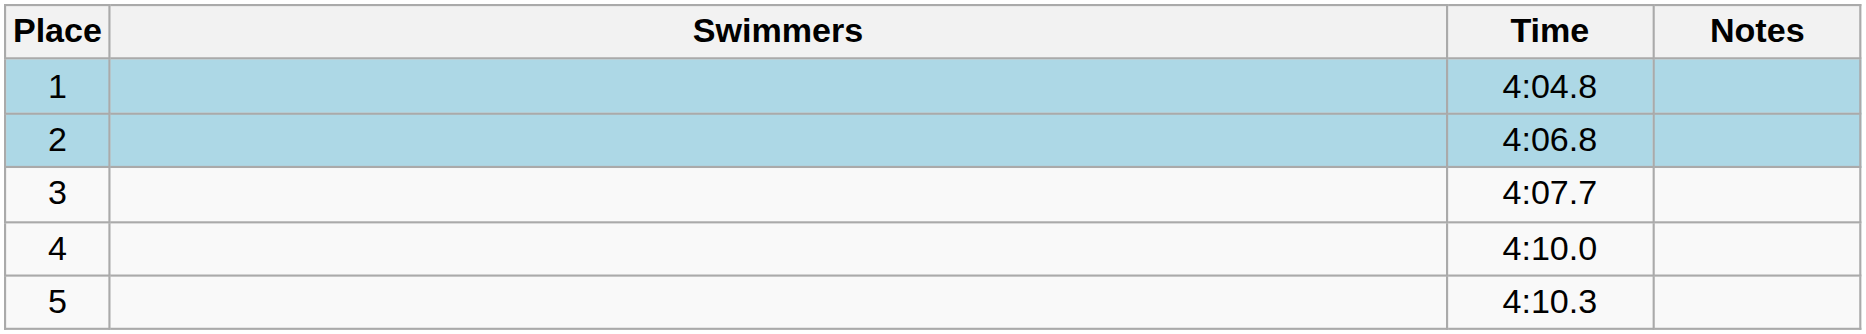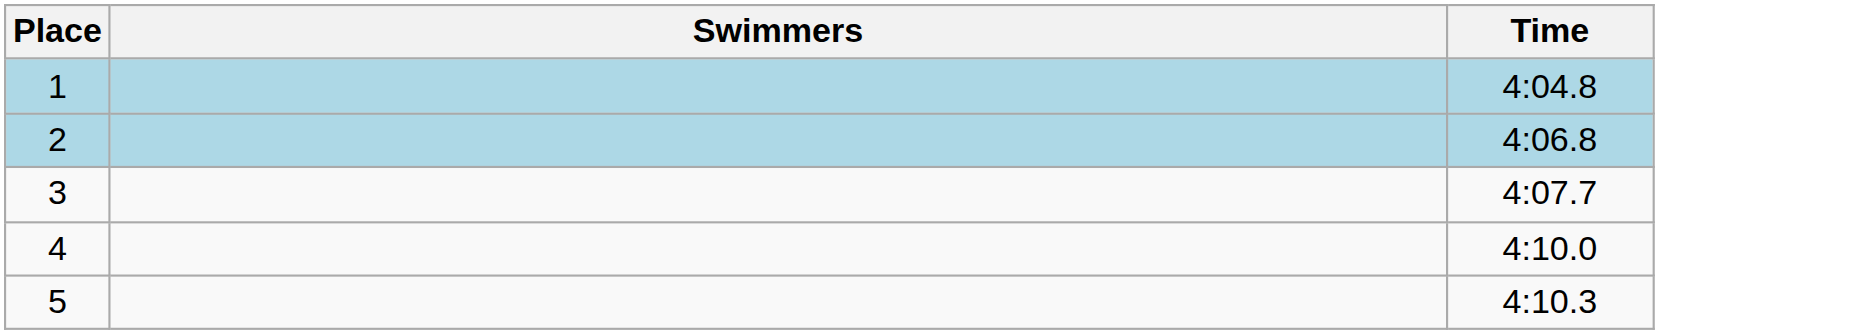- column: (1757, 31)
